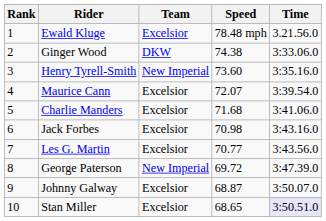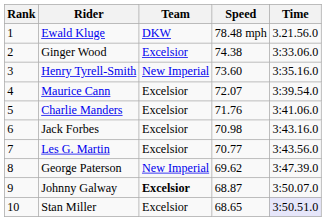(165, 33) Excelsior -> (156, 33) DKW
(156, 52) DKW -> (165, 52) Excelsior
(228, 110) 71.68 -> (228, 110) 71.76
(228, 168) 69.72 -> (228, 168) 69.62
(165, 187) normal -> (166, 187) bold
